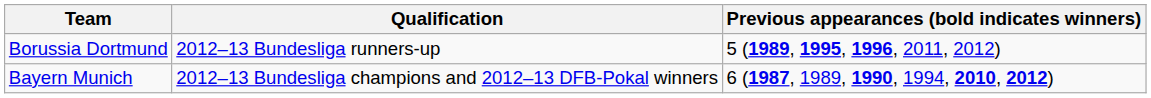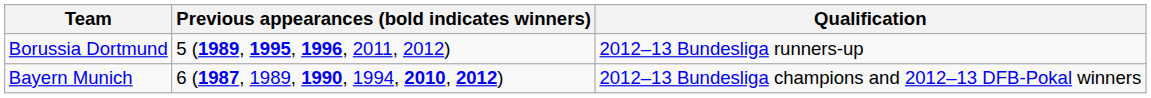columns swapped: (447, 19) <-> (934, 19)
